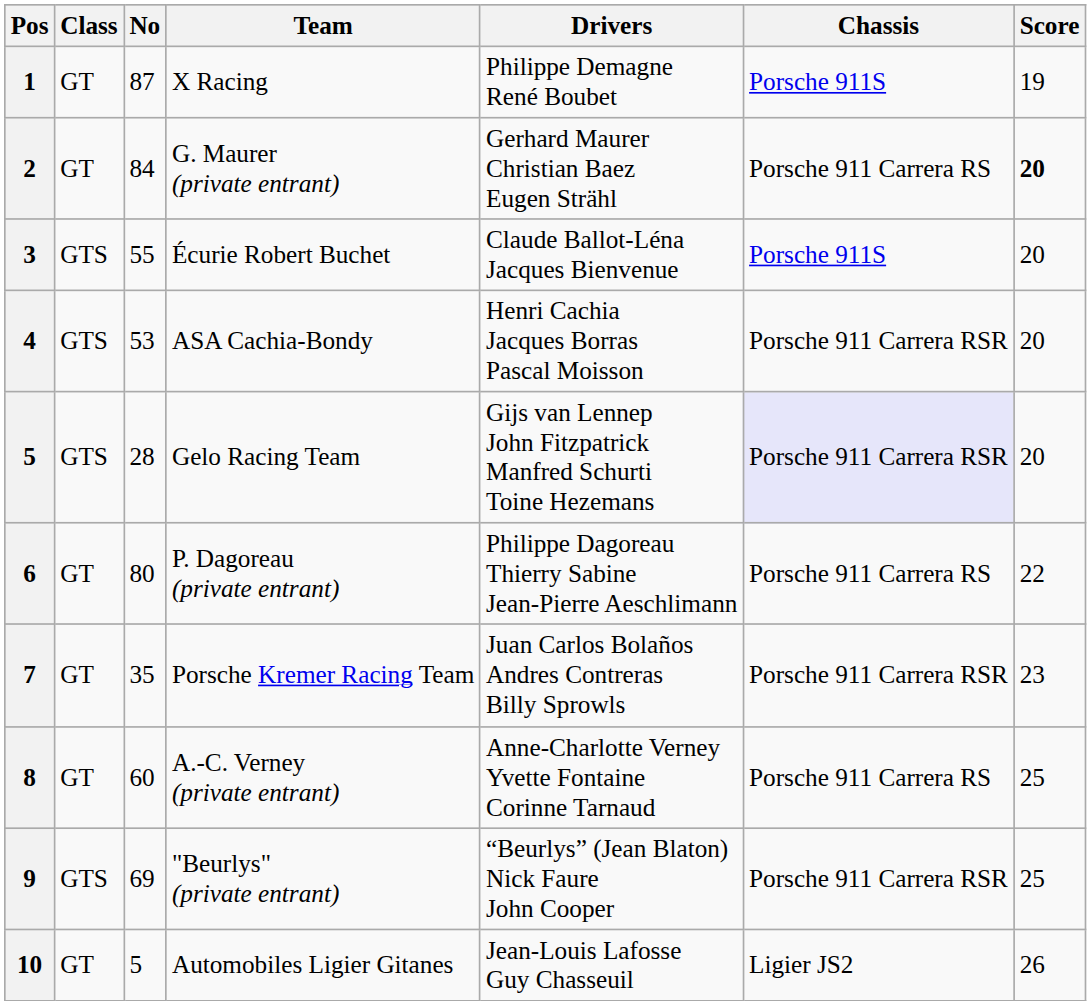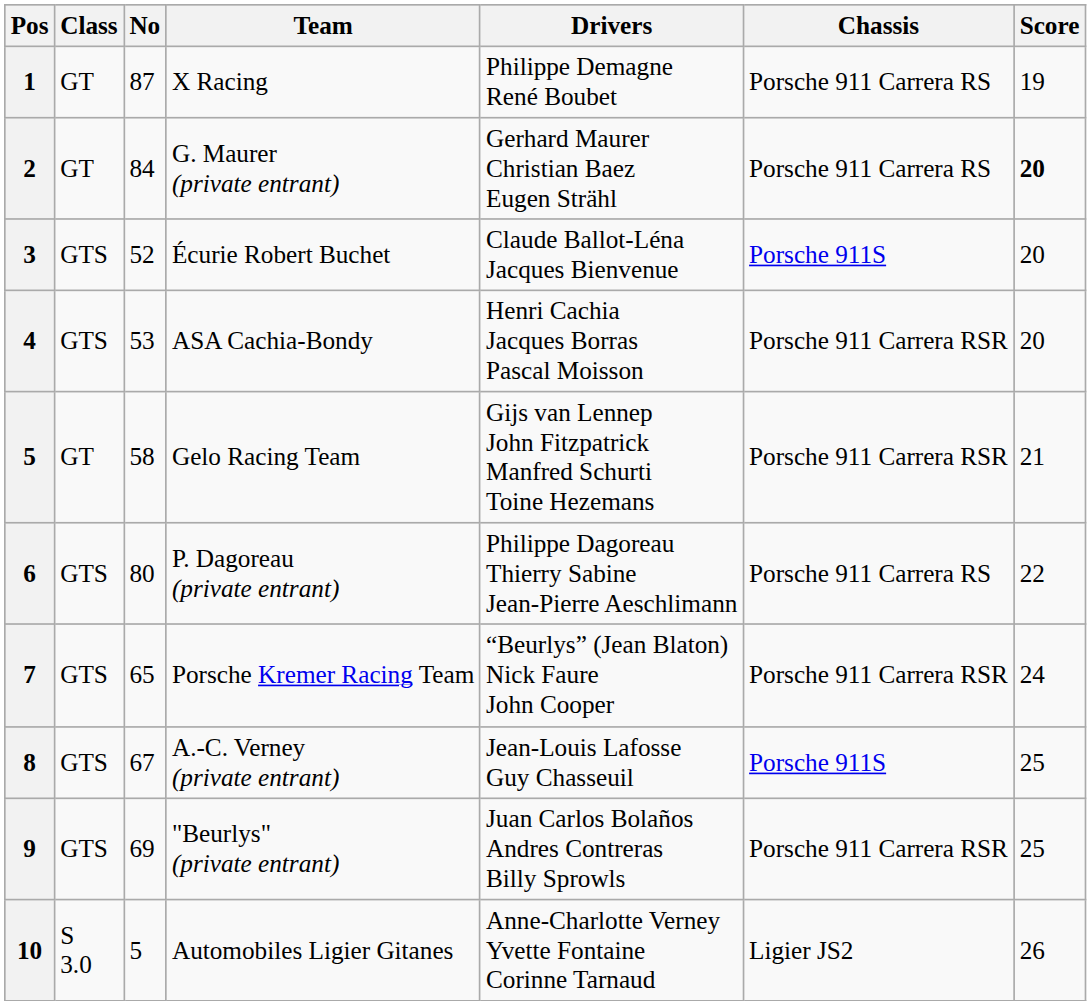(818, 82) Porsche 911S -> (870, 82) Porsche 911 Carrera RS
(142, 254) 55 -> (142, 254) 52
(84, 457) GTS -> (77, 457) GT
(142, 457) 28 -> (142, 457) 58
(879, 457) lavender background -> (879, 457) no background
(1032, 457) 20 -> (1032, 457) 21
(77, 573) GT -> (84, 573) GTS
(77, 675) GT -> (84, 675) GTS
(142, 675) 35 -> (142, 675) 65
(590, 675) Juan Carlos Bolaños Andres Contreras Billy Sprowls -> (607, 675) “Beurlys” (Jean Blaton) Nick Faure John Cooper
(1032, 675) 23 -> (1032, 675) 24
(77, 776) GT -> (84, 761) GTS
(142, 776) 60 -> (142, 761) 67
(603, 776) Anne-Charlotte Verney Yvette Fontaine Corinne Tarnaud -> (584, 761) Jean-Louis Lafosse Guy Chasseuil
(870, 776) Porsche 911 Carrera RS -> (818, 761) Porsche 911S
(607, 878) “Beurlys” (Jean Blaton) Nick Faure John Cooper -> (590, 848) Juan Carlos Bolaños Andres Contreras Billy Sprowls
(77, 964) GT -> (76, 949) S 3.0
(584, 964) Jean-Louis Lafosse Guy Chasseuil -> (603, 949) Anne-Charlotte Verney Yvette Fontaine Corinne Tarnaud
